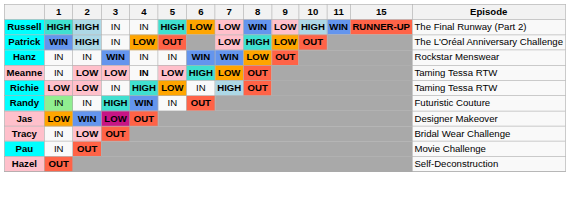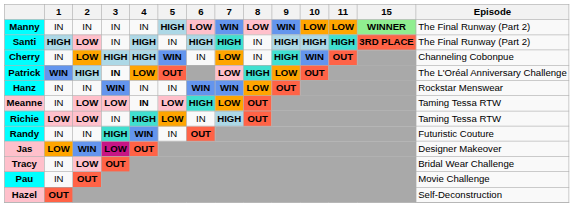+ row: (24, 27)
- row: (24, 27)
+ row: (24, 42)
+ row: (24, 57)
(116, 42) normal -> (116, 73) bold
(59, 103) lightgreen background -> (59, 133) no background
